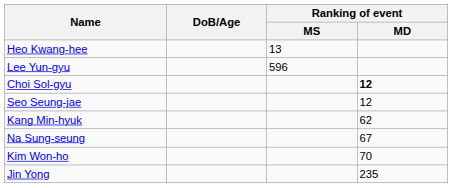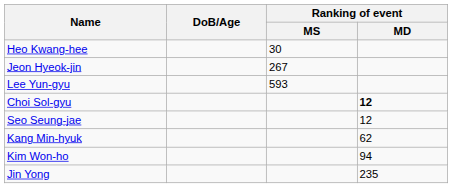(275, 49) 13 -> (275, 49) 30
+ row: (44, 67)
(278, 67) 596 -> (278, 85) 593
- row: (46, 138)
(366, 156) 70 -> (366, 156) 94
